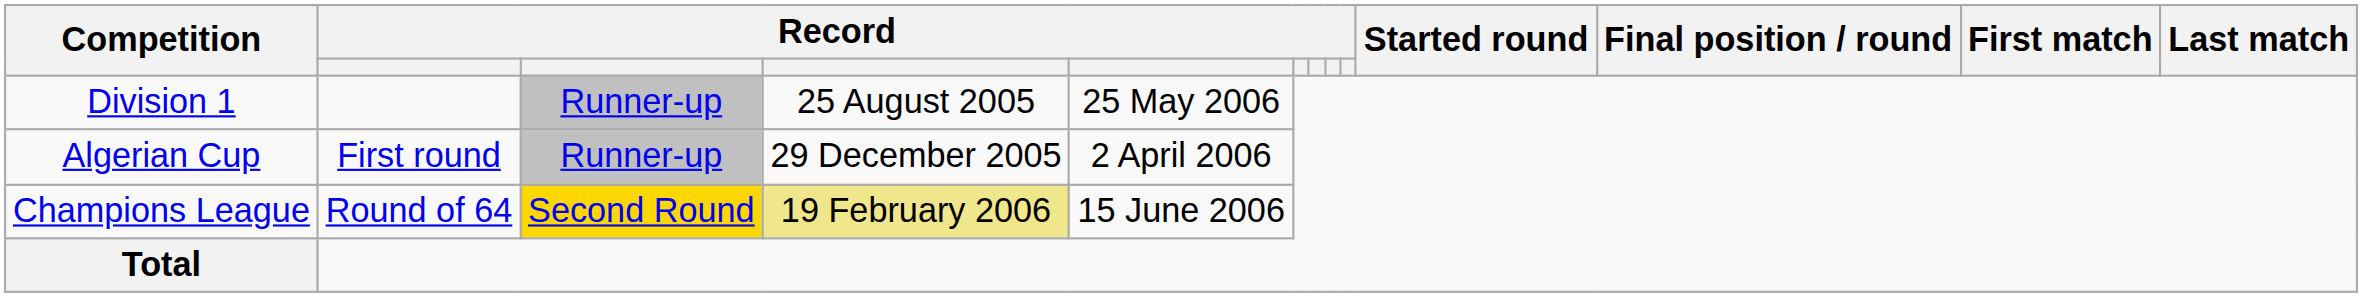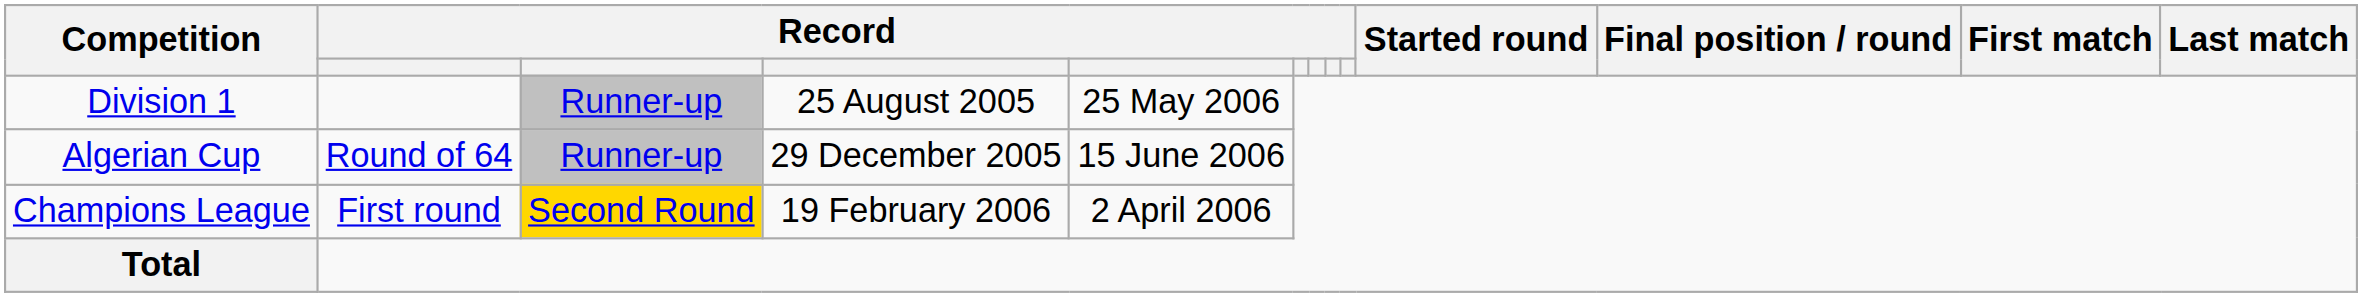(419, 156) First round -> (419, 156) Round of 64
(1181, 156) 2 April 2006 -> (1181, 156) 15 June 2006
(419, 210) Round of 64 -> (419, 210) First round
(916, 210) khaki background -> (916, 210) no background
(1181, 210) 15 June 2006 -> (1181, 210) 2 April 2006
